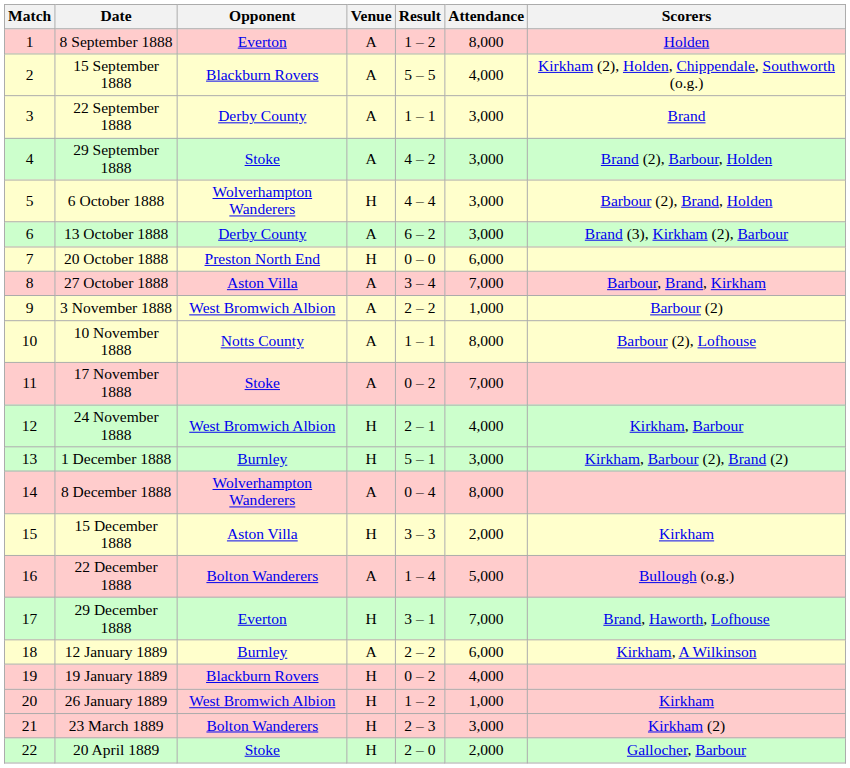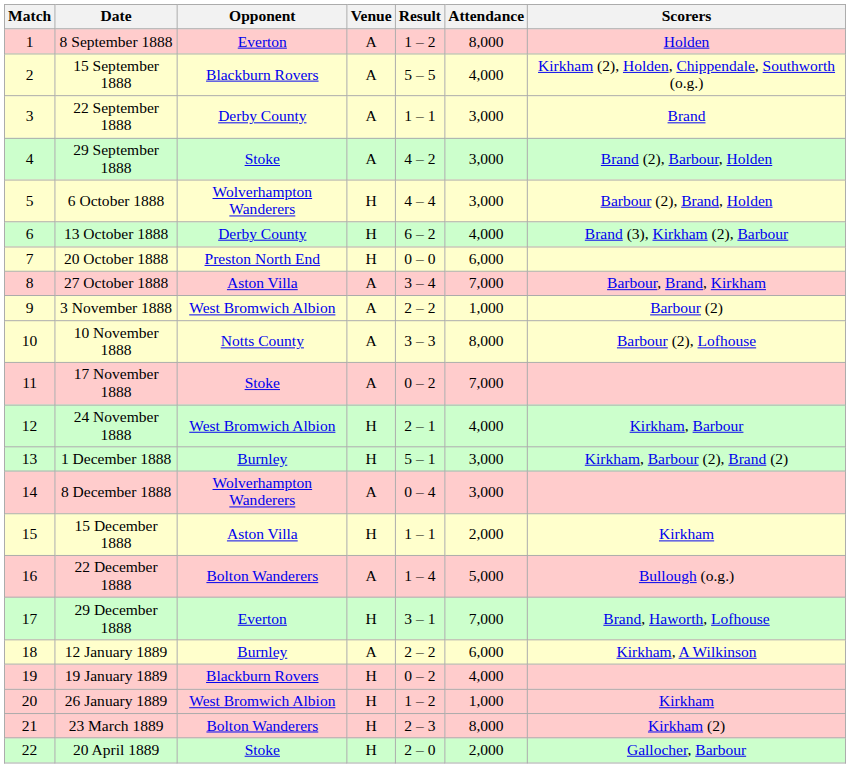(371, 234) A -> (371, 234) H
(486, 234) 3,000 -> (486, 234) 4,000
(420, 341) 1 – 1 -> (420, 341) 3 – 3
(486, 492) 8,000 -> (486, 492) 3,000
(420, 534) 3 – 3 -> (420, 534) 1 – 1
(486, 725) 3,000 -> (486, 725) 8,000
